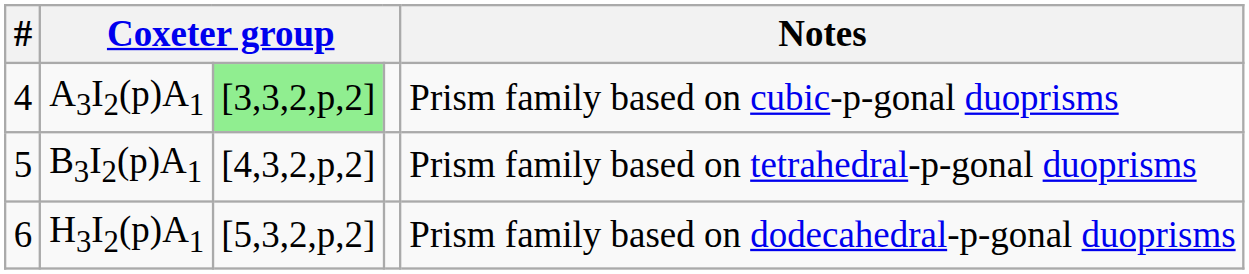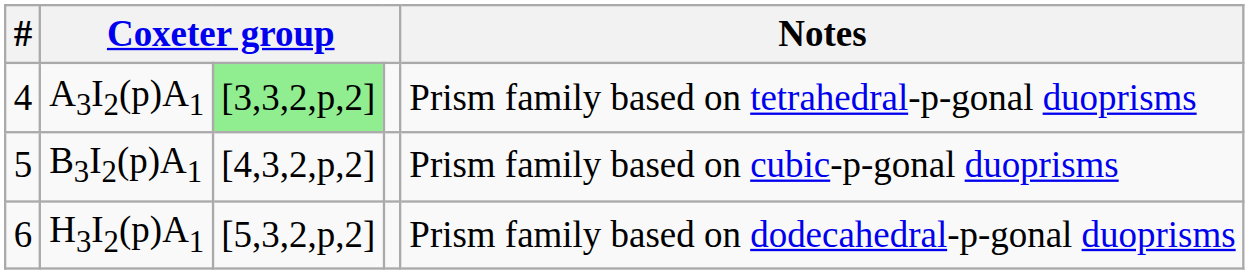(764, 97) Prism family based on cubic-p-gonal duoprisms -> (803, 97) Prism family based on tetrahedral-p-gonal duoprisms
(803, 165) Prism family based on tetrahedral-p-gonal duoprisms -> (764, 165) Prism family based on cubic-p-gonal duoprisms
